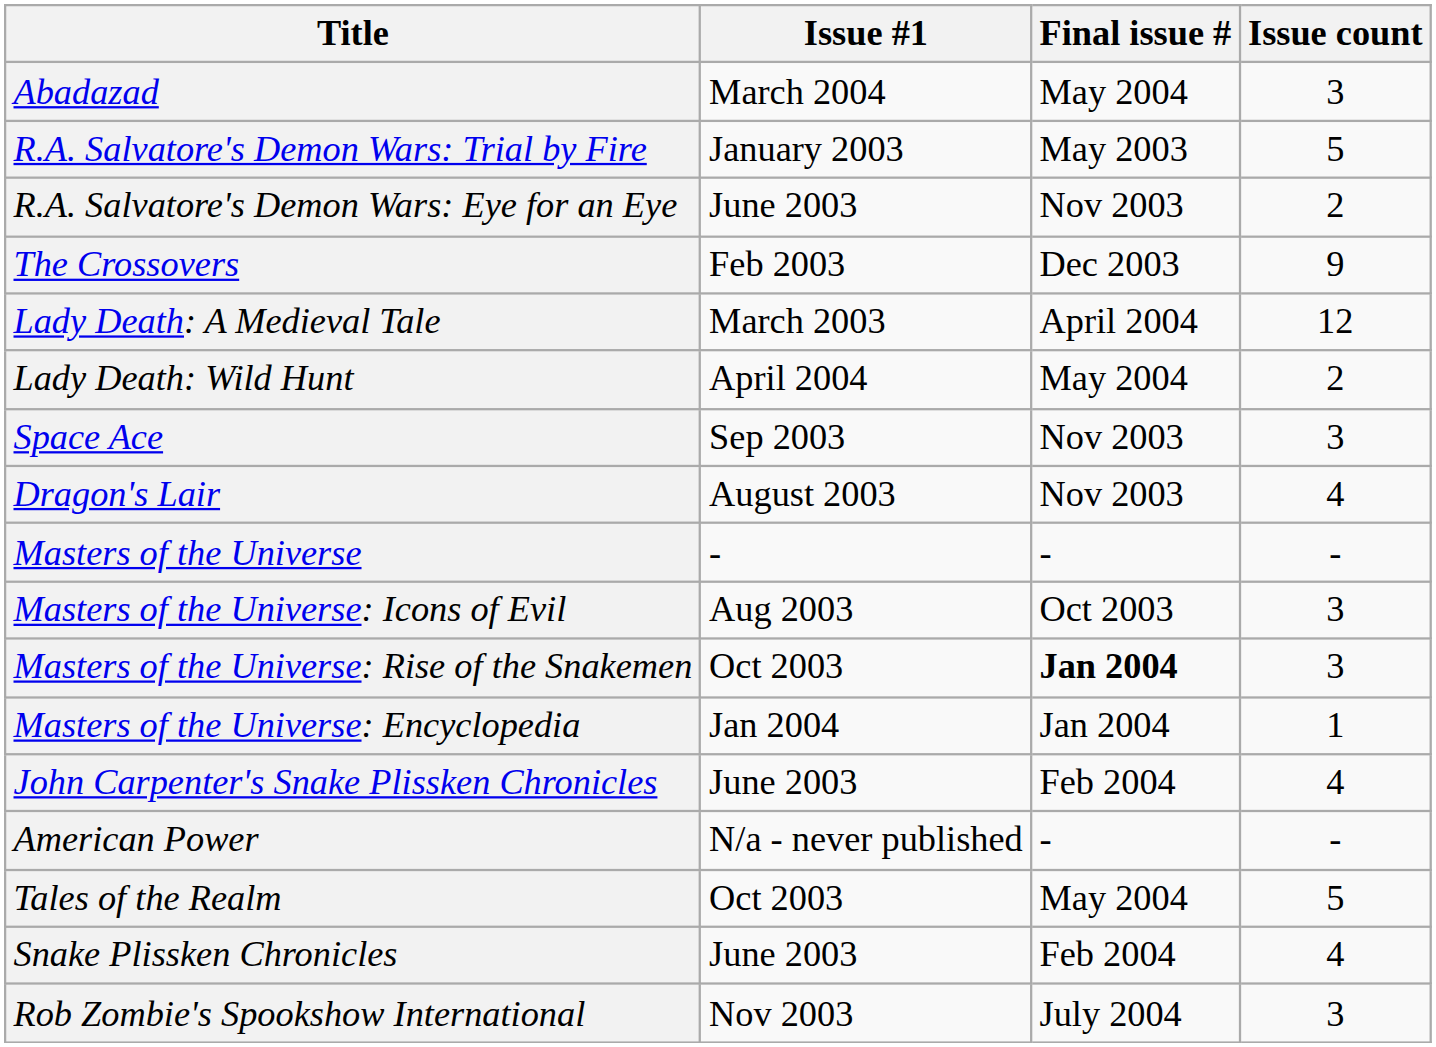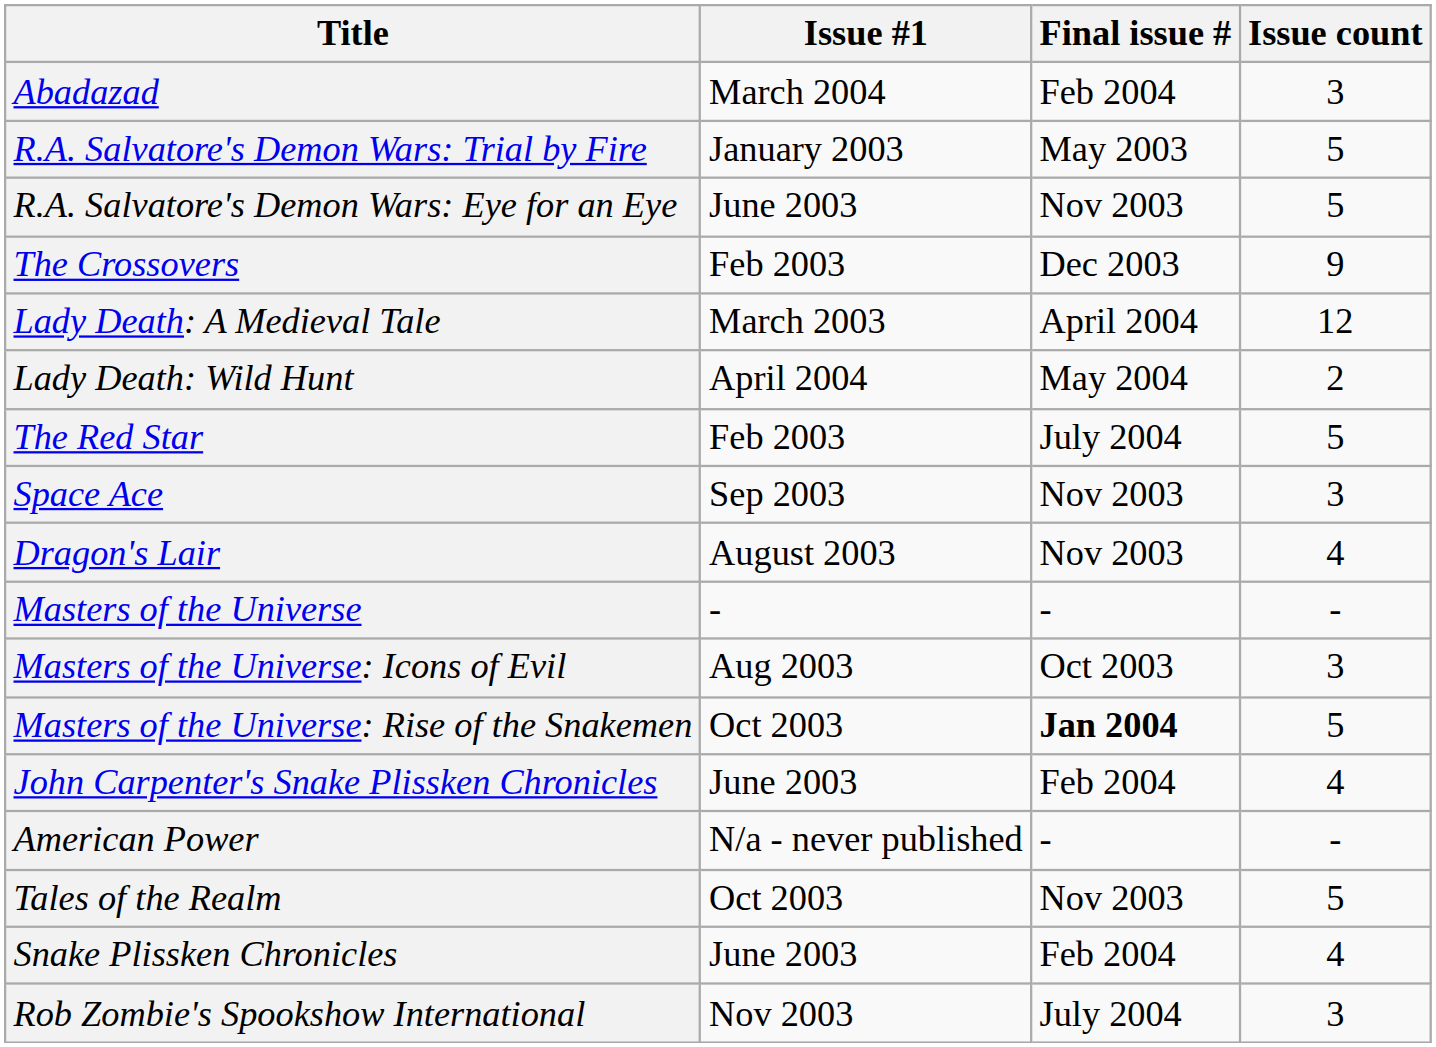(1114, 90) May 2004 -> (1108, 90) Feb 2004
(1335, 206) 2 -> (1335, 206) 5
+ row: (108, 436)
(1335, 666) 3 -> (1335, 724) 5
- row: (297, 724)
(1114, 897) May 2004 -> (1112, 897) Nov 2003
